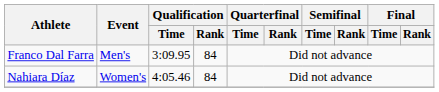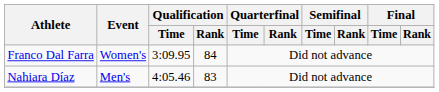(115, 56) Men's -> (123, 56) Women's
(123, 76) Women's -> (115, 76) Men's
(210, 76) 84 -> (210, 76) 83
